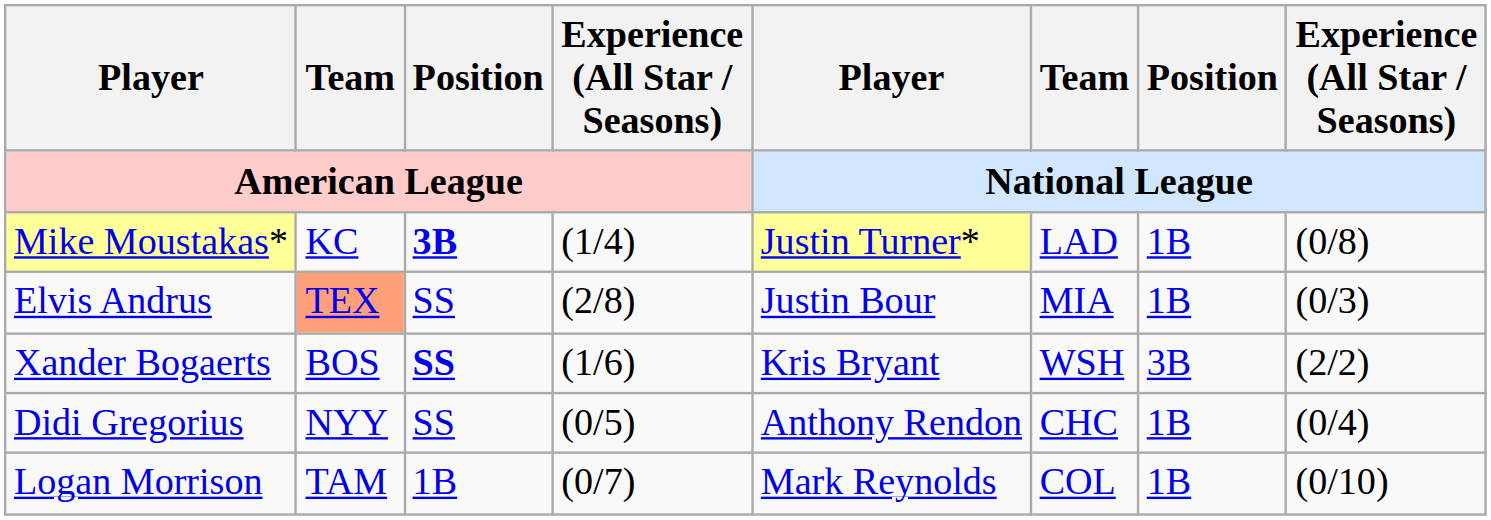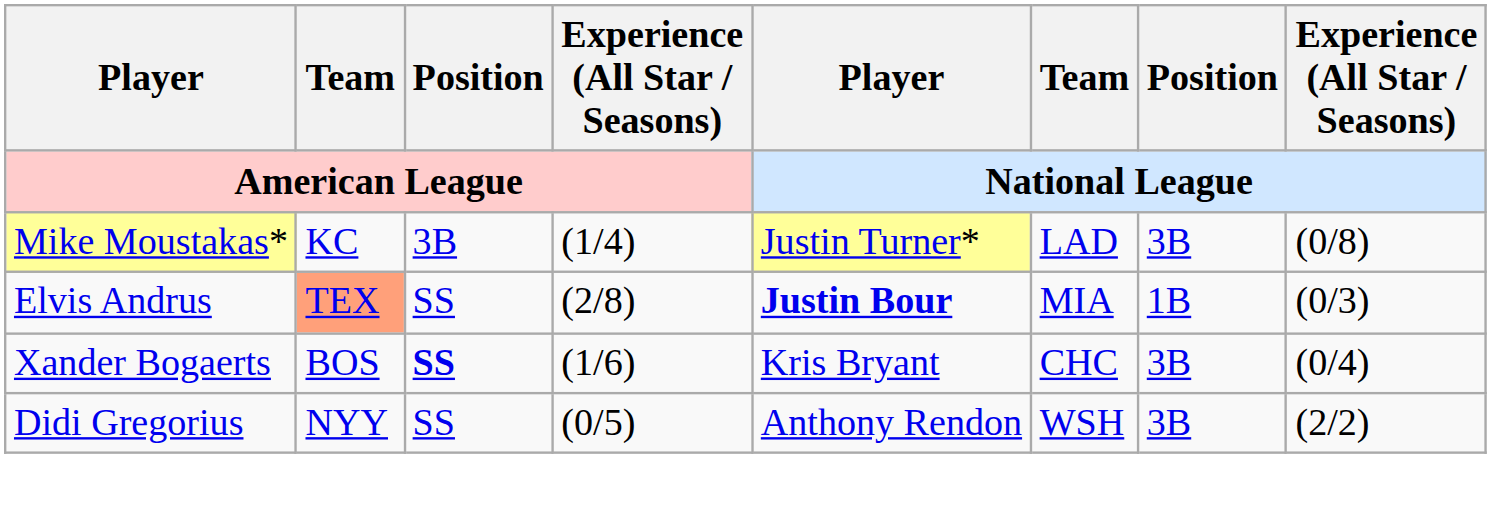(435, 241) bold -> (435, 241) normal
(1169, 241) 1B -> (1169, 241) 3B
(848, 301) normal -> (857, 301) bold
(1082, 361) WSH -> (1079, 361) CHC
(1333, 361) (2/2) -> (1333, 361) (0/4)
(1079, 422) CHC -> (1082, 422) WSH
(1169, 422) 1B -> (1169, 422) 3B
(1333, 422) (0/4) -> (1333, 422) (2/2)
- row: (138, 482)
